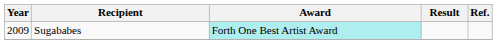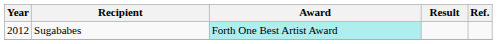(18, 30) 2009 -> (18, 30) 2012
